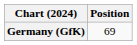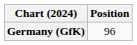(110, 31) 69 -> (110, 31) 96
